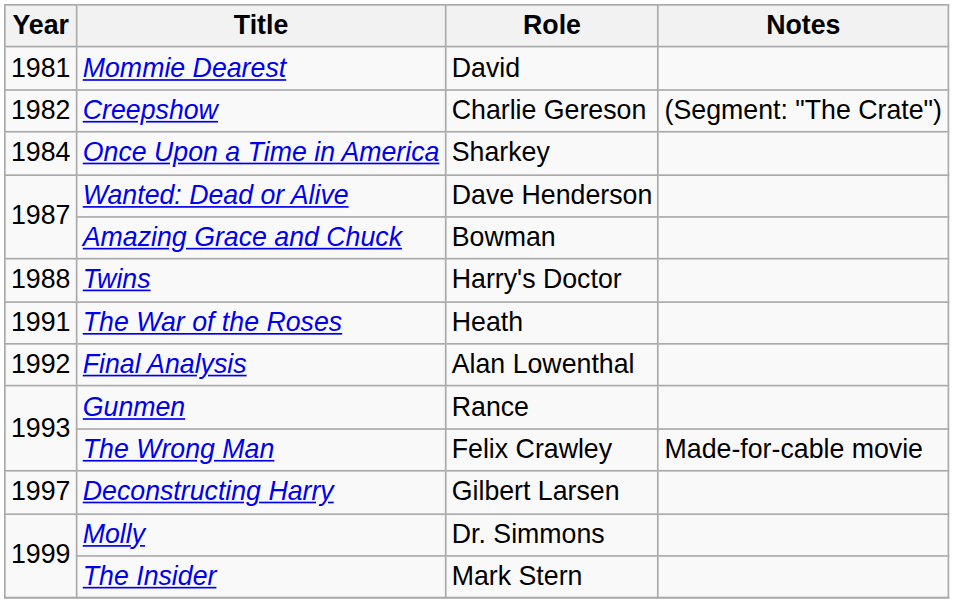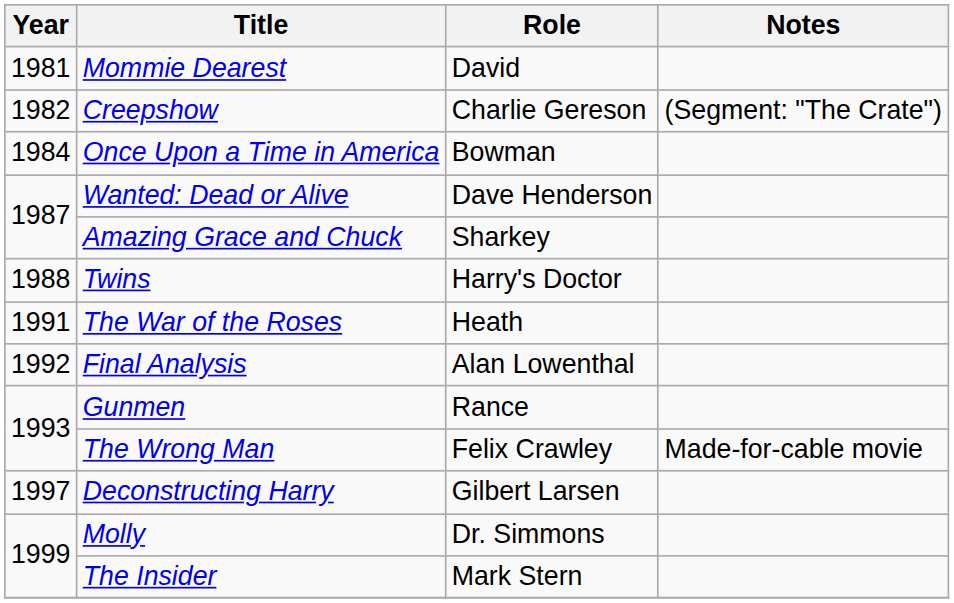(501, 152) Sharkey -> (504, 152) Bowman
(504, 237) Bowman -> (501, 237) Sharkey
